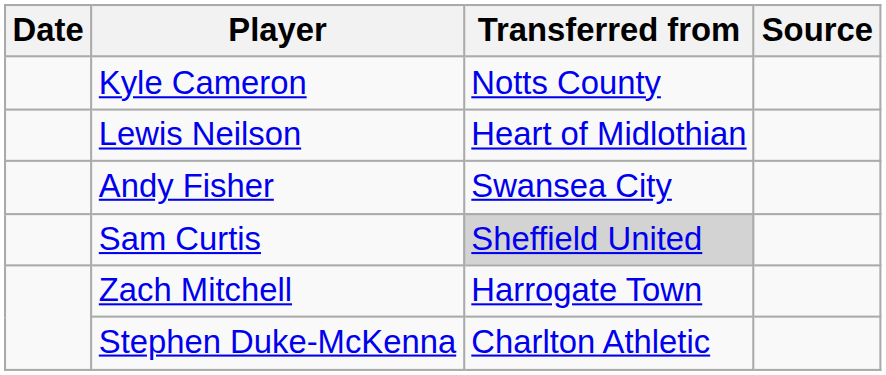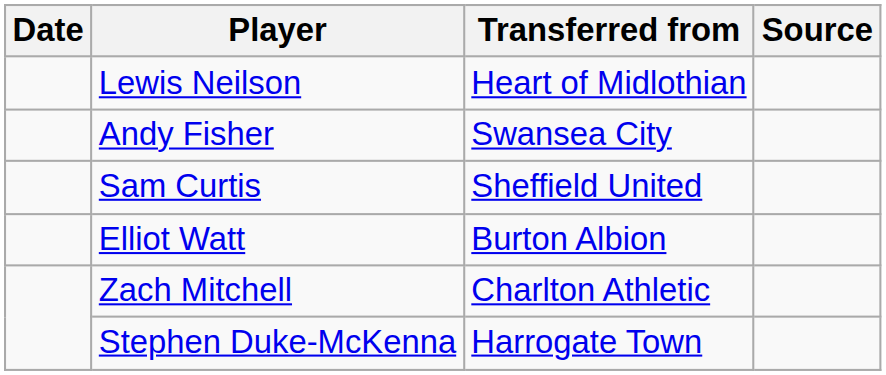- row: (203, 82)
(587, 238) lightgrey background -> (587, 186) no background
+ row: (172, 238)
(587, 290) Harrogate Town -> (591, 290) Charlton Athletic
(591, 342) Charlton Athletic -> (587, 342) Harrogate Town
